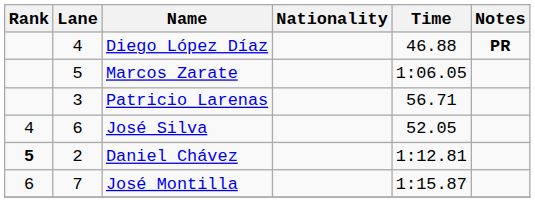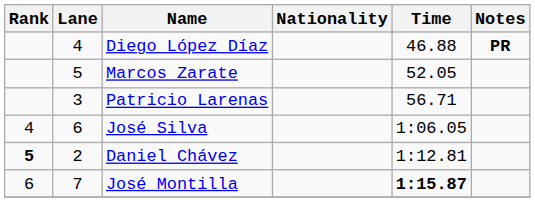(431, 74) 1:06.05 -> (431, 74) 52.05
(431, 129) 52.05 -> (431, 129) 1:06.05
(431, 184) normal -> (431, 184) bold
